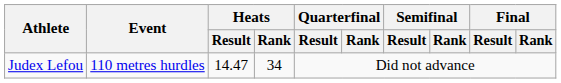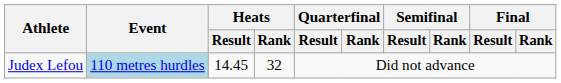(147, 65) no background -> (147, 65) lightblue background
(231, 65) 14.47 -> (231, 65) 14.45
(274, 65) 34 -> (274, 65) 32
